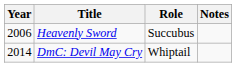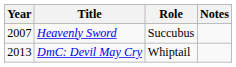(19, 33) 2006 -> (19, 33) 2007
(19, 52) 2014 -> (19, 52) 2013
